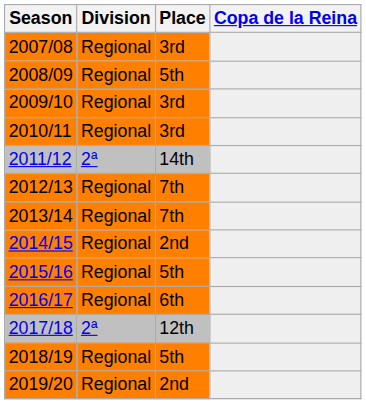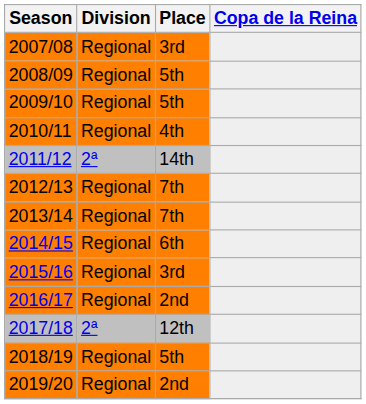(172, 103) 3rd -> (172, 103) 5th
(172, 131) 3rd -> (172, 131) 4th
(174, 243) 2nd -> (172, 243) 6th
(172, 272) 5th -> (172, 272) 3rd
(172, 300) 6th -> (174, 300) 2nd
